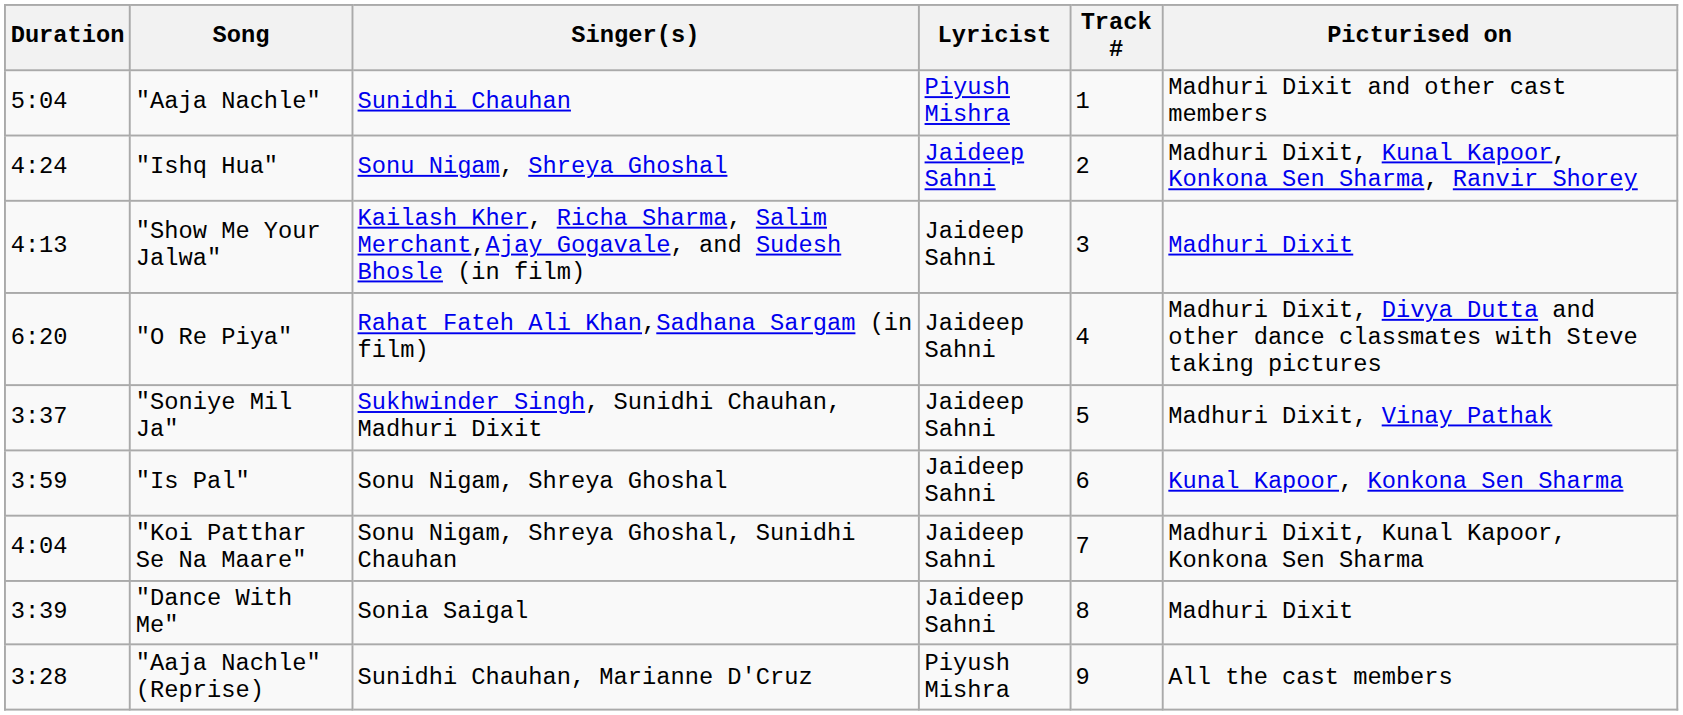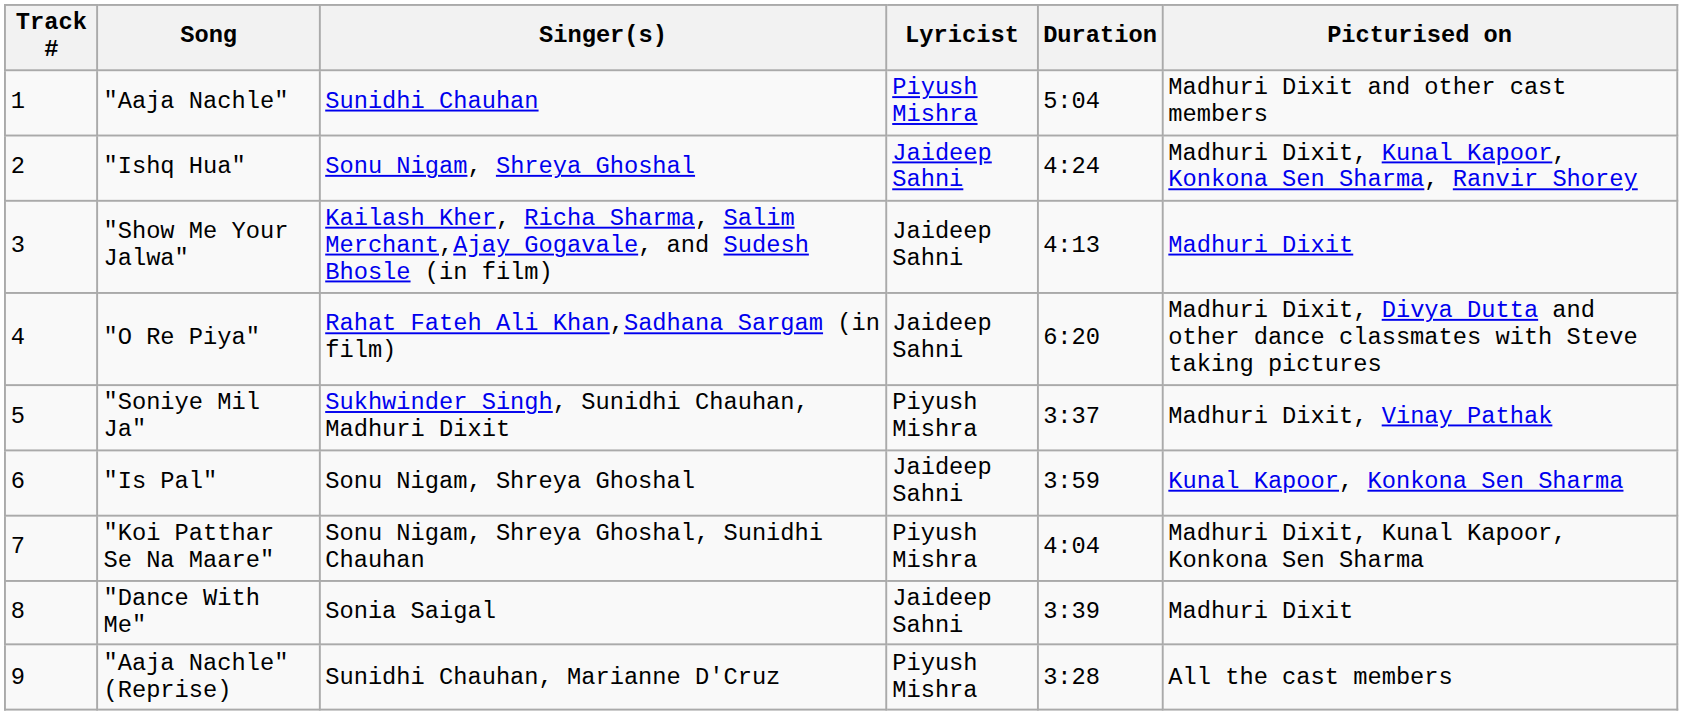columns swapped: (1116, 38) <-> (68, 38)
(974, 417) Jaideep Sahni -> (935, 417) Piyush Mishra
(974, 548) Jaideep Sahni -> (935, 548) Piyush Mishra
